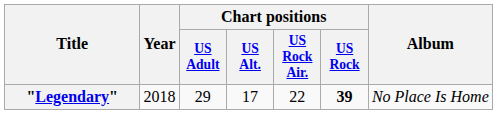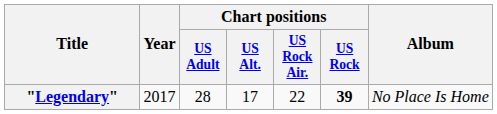(160, 96) 2018 -> (160, 96) 2017
(203, 96) 29 -> (203, 96) 28
